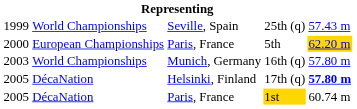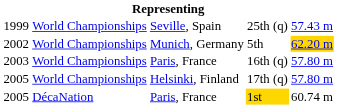(16, 43) 2000 -> (16, 43) 2002
(98, 43) European Championships -> (89, 43) World Championships
(201, 43) Paris, France -> (197, 43) Munich, Germany
(214, 61) Munich, Germany -> (183, 61) Paris, France
(63, 79) DécaNation -> (89, 79) World Championships
(330, 79) bold -> (312, 79) normal
